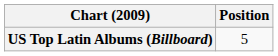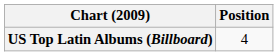(244, 39) 5 -> (244, 39) 4
